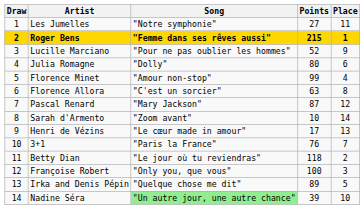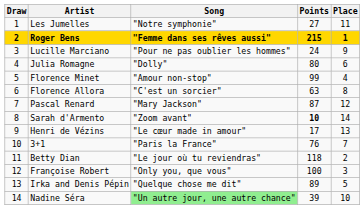(314, 51) 52 -> (314, 51) 24
(314, 118) normal -> (314, 118) bold
